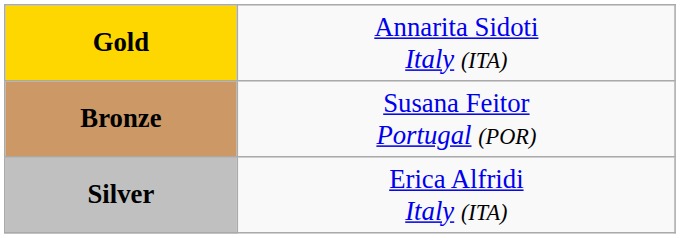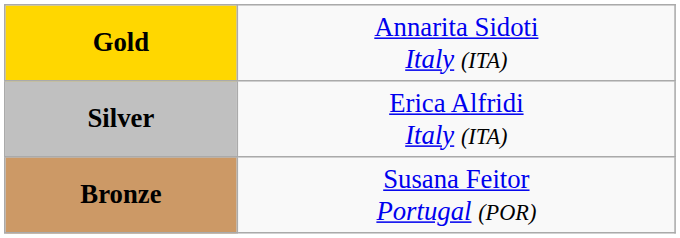rows swapped: (121, 194) <-> (121, 118)
